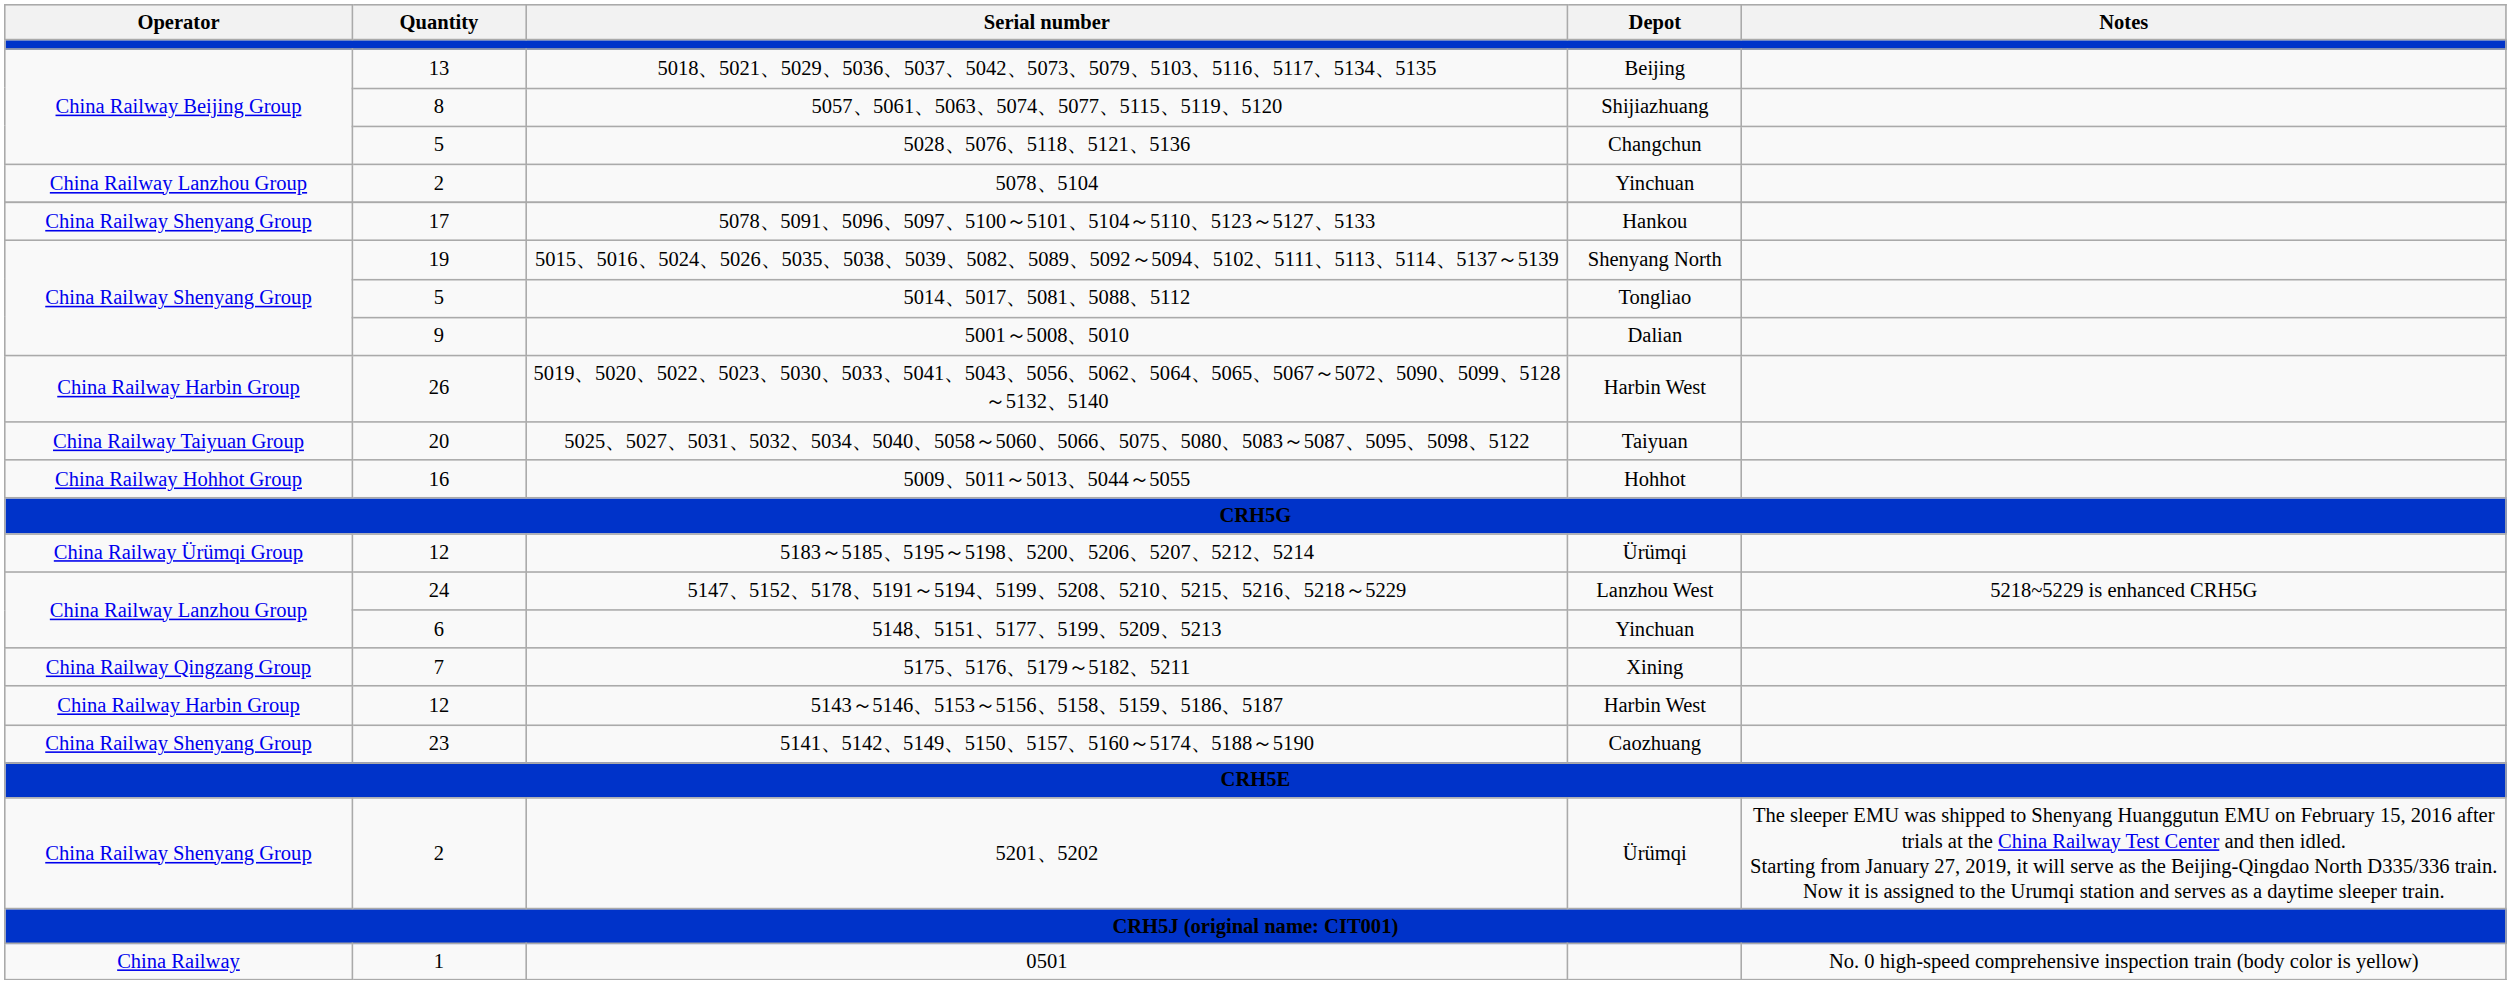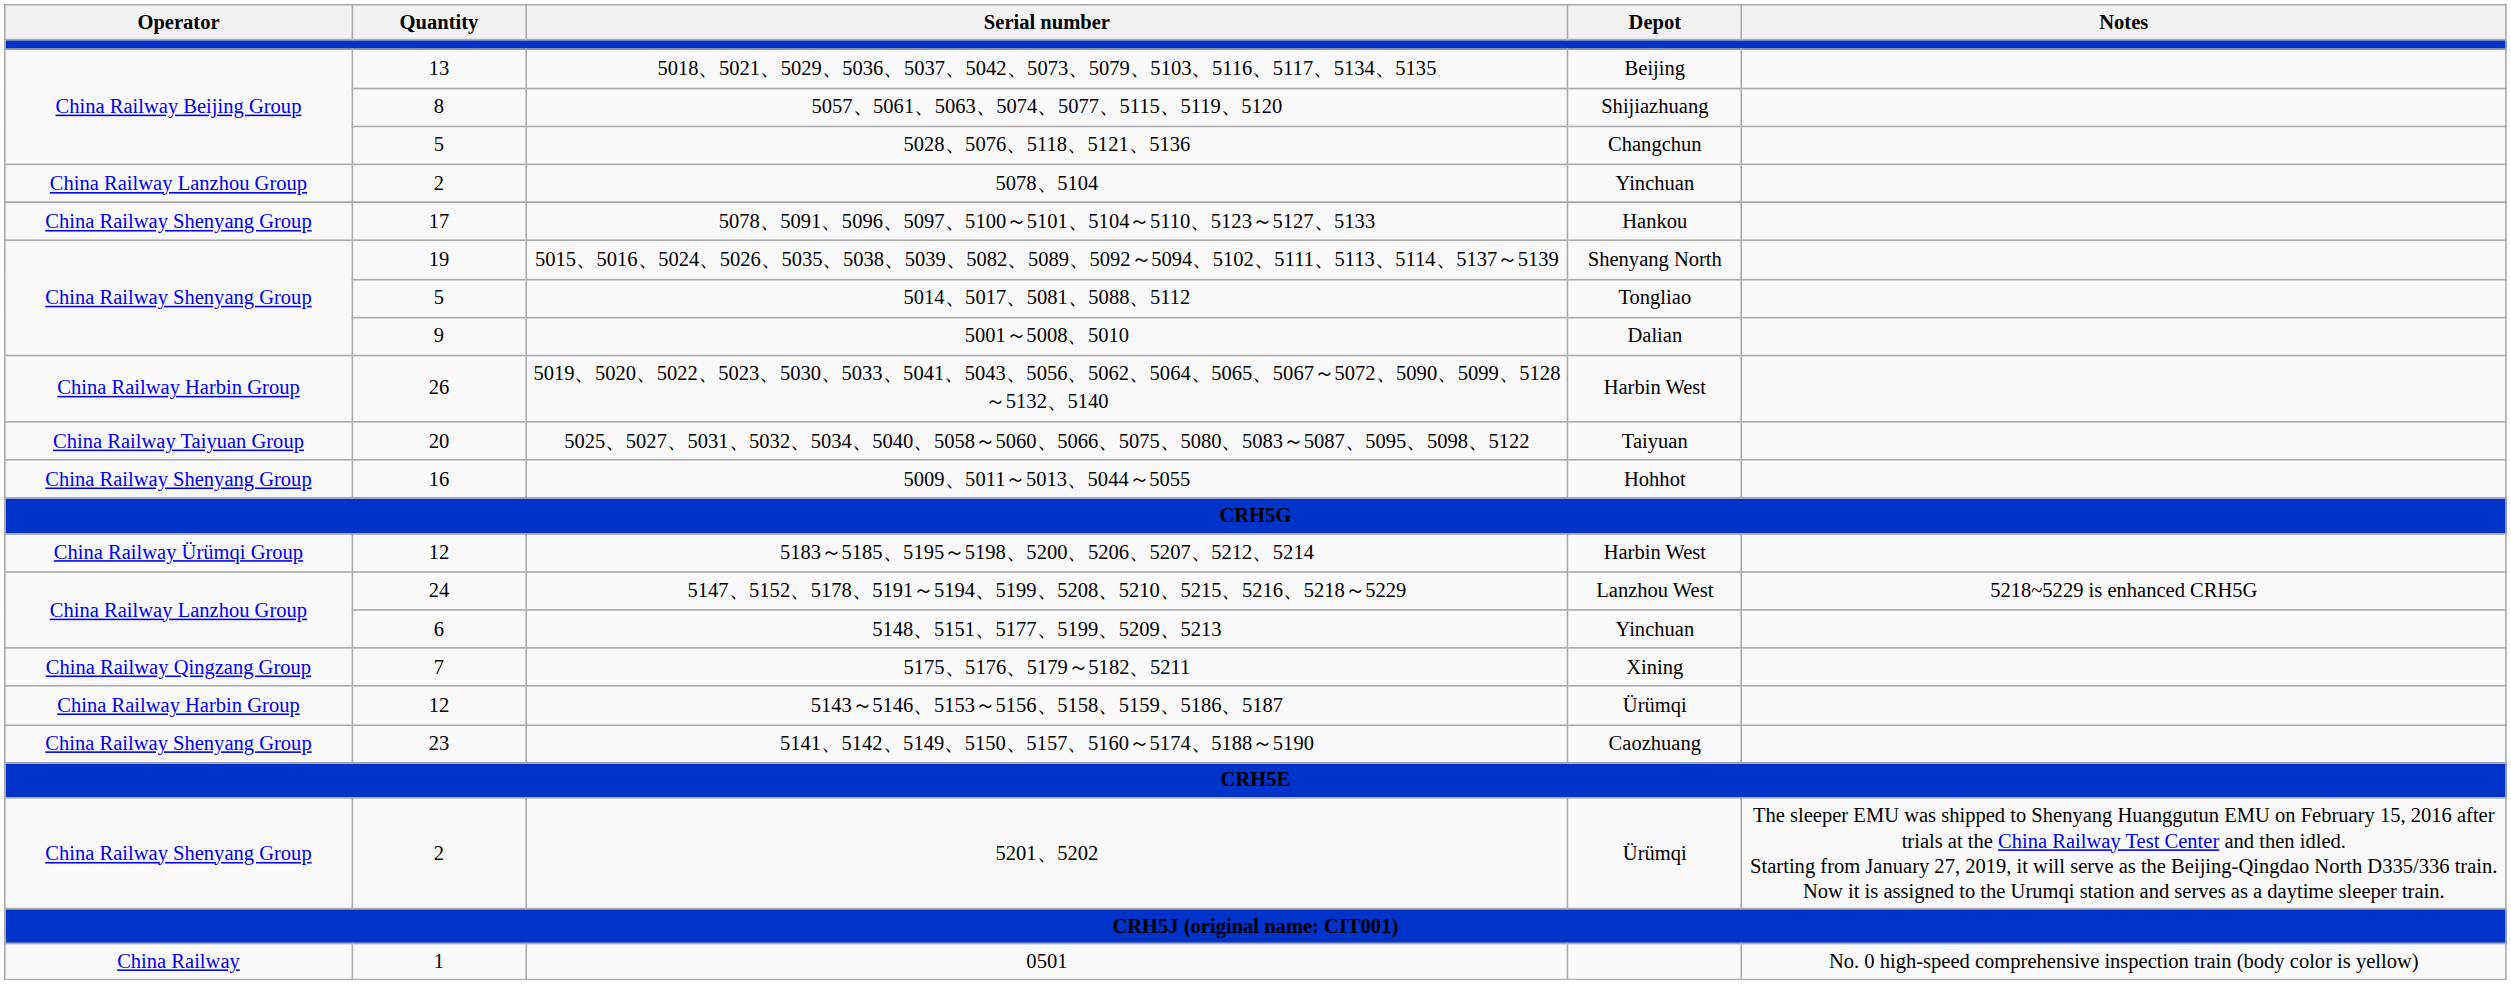(178, 479) China Railway Hohhot Group -> (178, 479) China Railway Shenyang Group
(1655, 552) Ürümqi -> (1655, 552) Harbin West
(1655, 705) Harbin West -> (1655, 705) Ürümqi
